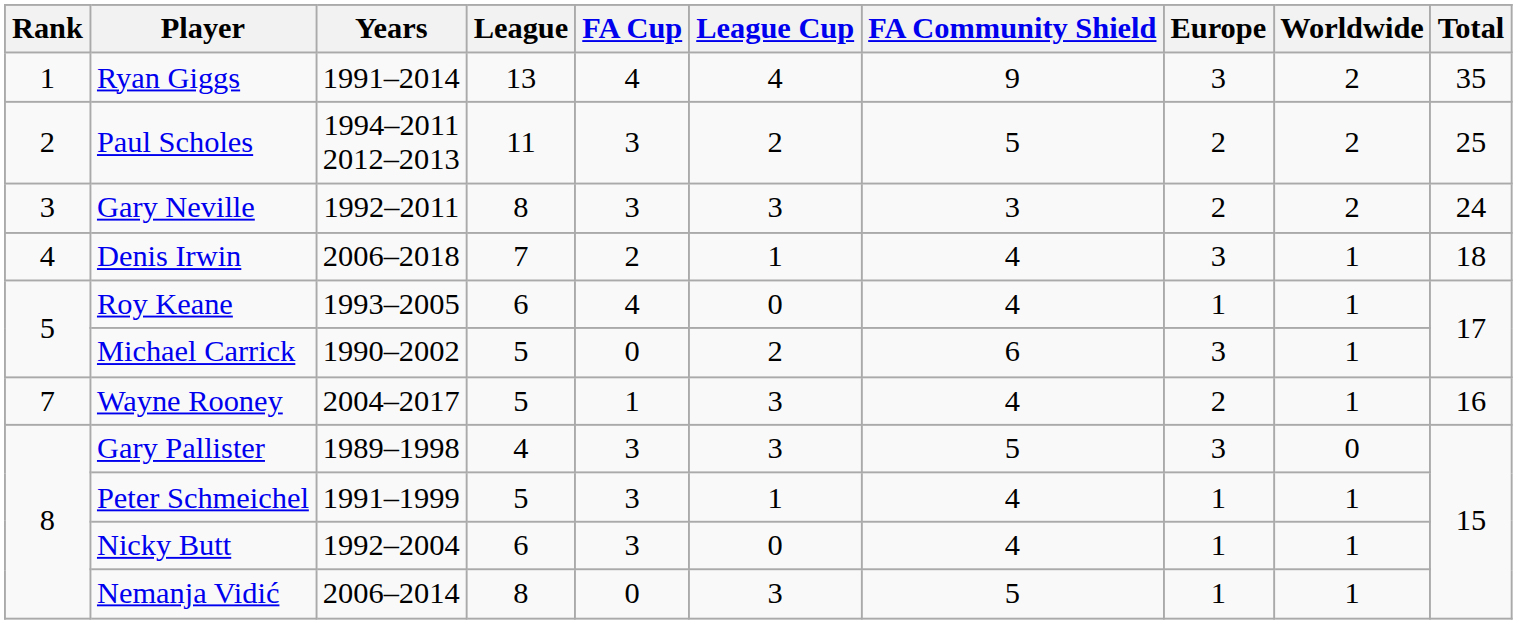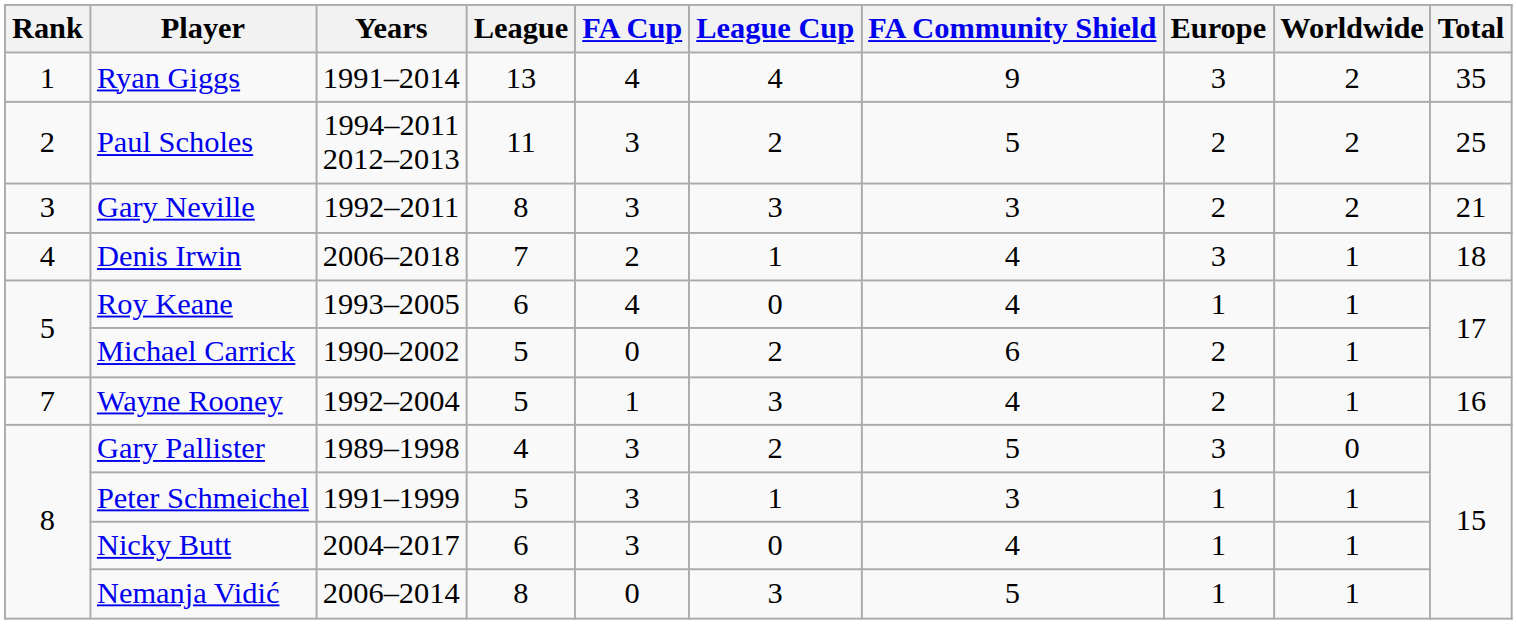(1471, 207) 24 -> (1471, 207) 21
(1218, 352) 3 -> (1218, 352) 2
(391, 400) 2004–2017 -> (391, 400) 1992–2004
(775, 448) 3 -> (775, 448) 2
(1012, 496) 4 -> (1012, 496) 3
(391, 544) 1992–2004 -> (391, 544) 2004–2017
